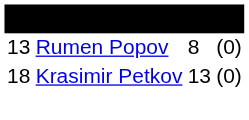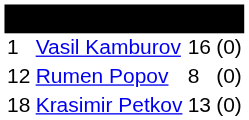+ row: (108, 47)
(19, 47) 13 -> (19, 76) 12
